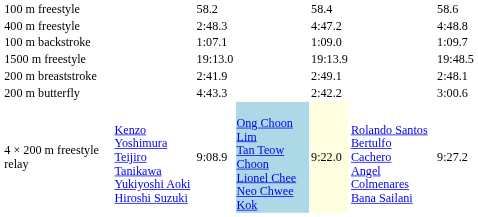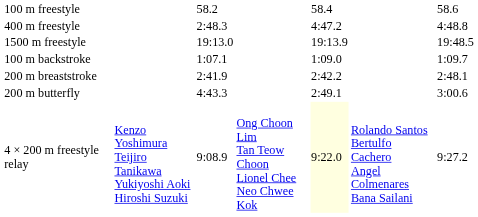rows swapped: (45, 59) <-> (48, 42)
(326, 76) 2:49.1 -> (326, 76) 2:42.2
(326, 92) 2:42.2 -> (326, 92) 2:49.1
(266, 164) lightblue background -> (266, 164) no background
